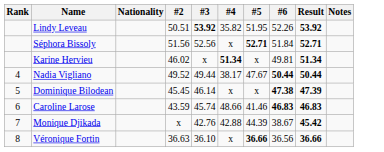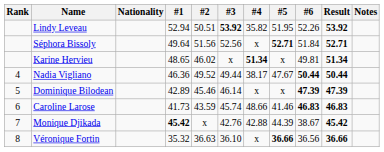+ column: (179, 12)
(179, 91) 45.45 -> (205, 91) 45.46
(283, 91) 47.38 -> (309, 91) 47.39
